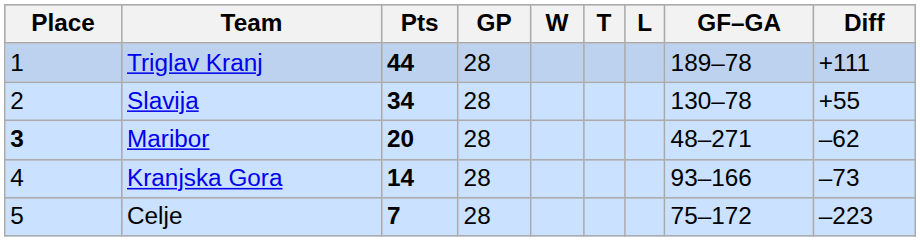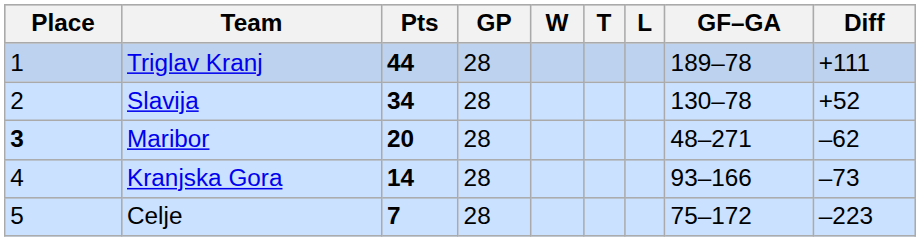(839, 100) +55 -> (839, 100) +52
